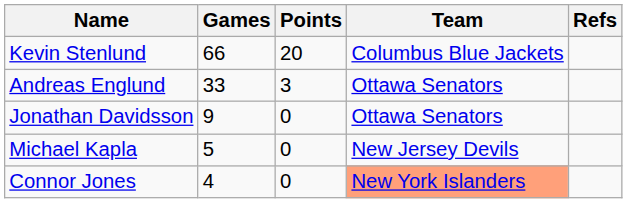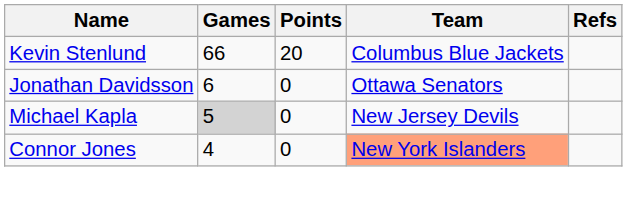- row: (87, 85)
(208, 117) 9 -> (208, 85) 6
(208, 149) no background -> (208, 117) lightgrey background
